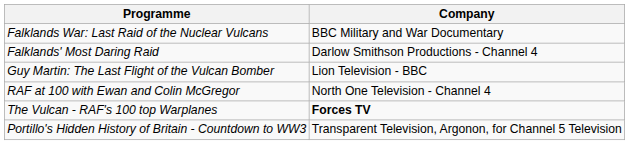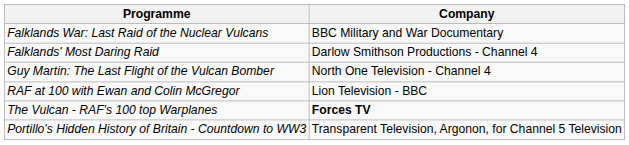(369, 71) Lion Television - BBC -> (401, 71) North One Television - Channel 4
(401, 91) North One Television - Channel 4 -> (369, 91) Lion Television - BBC
